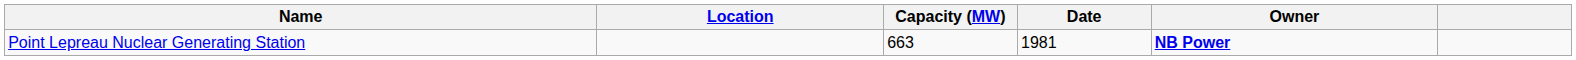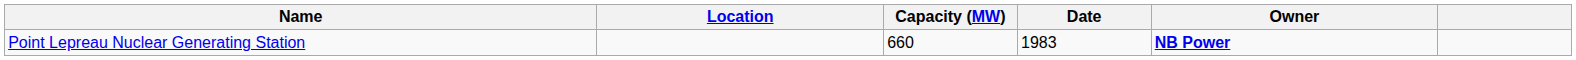(901, 42) 663 -> (901, 42) 660
(1039, 42) 1981 -> (1039, 42) 1983
